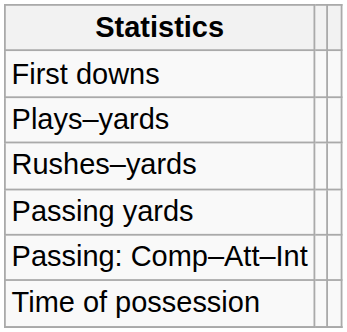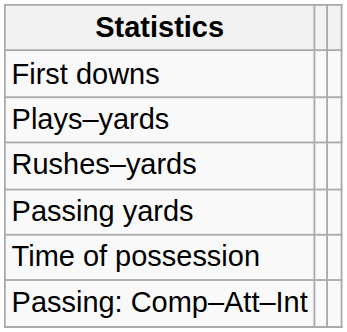rows swapped: (160, 257) <-> (136, 303)
